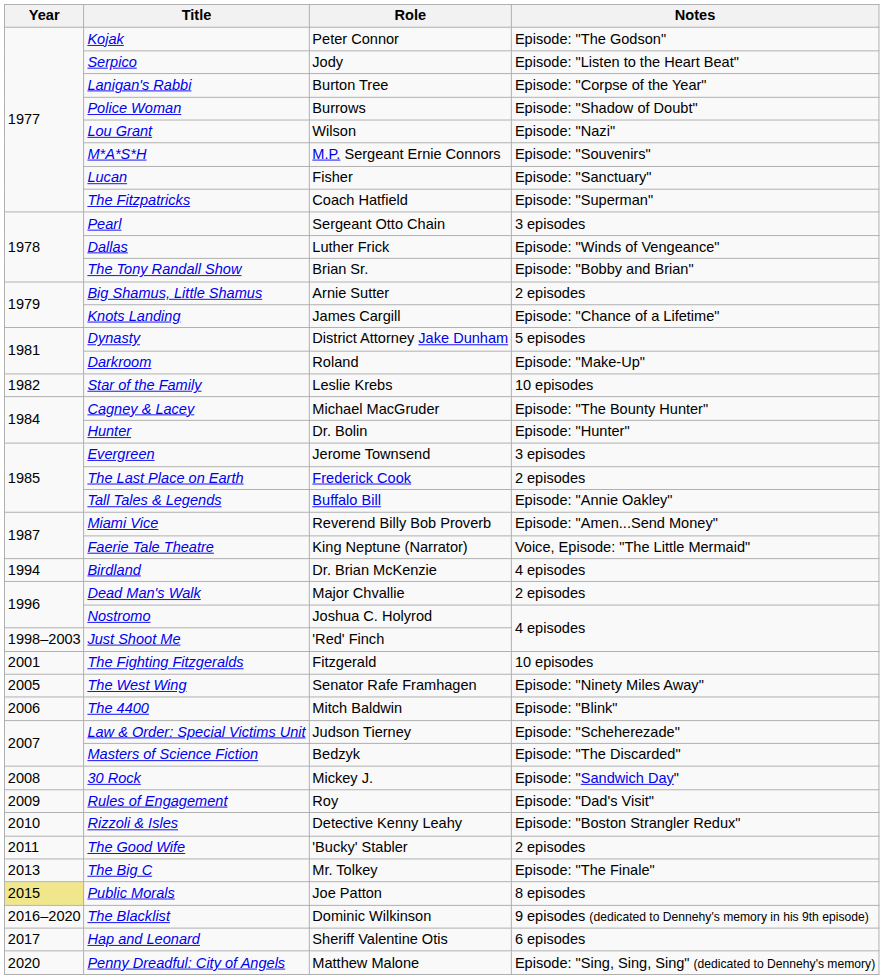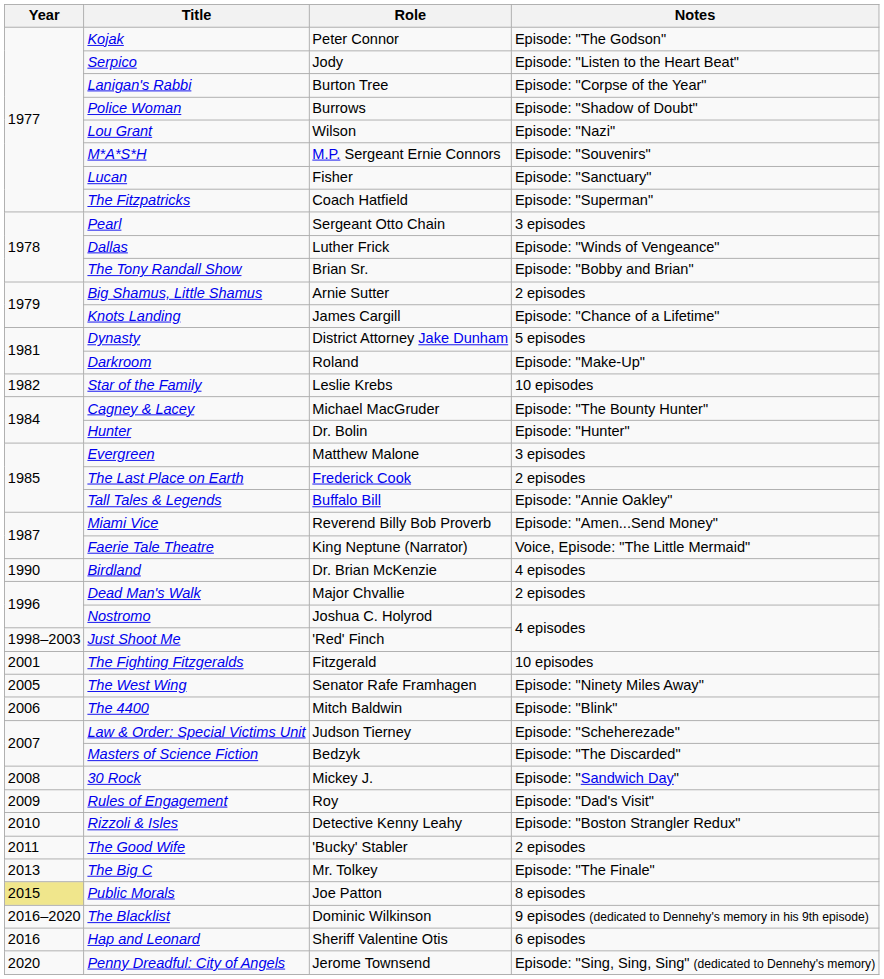(371, 454) Jerome Townsend -> (366, 454) Matthew Malone
(24, 570) 1994 -> (24, 570) 1990
(24, 939) 2017 -> (24, 939) 2016
(366, 962) Matthew Malone -> (371, 962) Jerome Townsend
